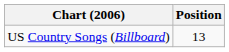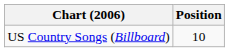(199, 36) 13 -> (199, 36) 10
